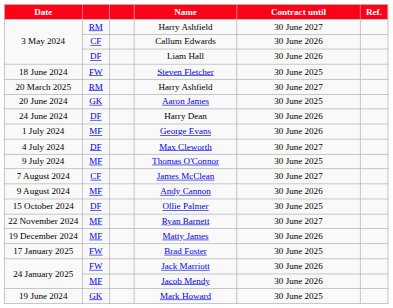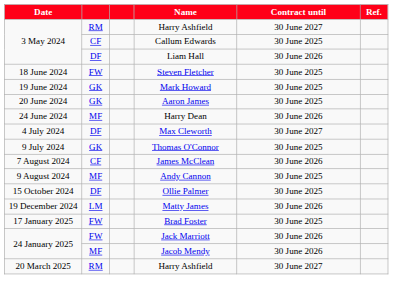(298, 42) 30 June 2026 -> (298, 42) 30 June 2025
rows swapped: (43, 296) <-> (43, 87)
(96, 117) DF -> (96, 117) MF
- row: (43, 132)
(96, 161) MF -> (96, 147) GK
(298, 176) 30 June 2027 -> (298, 161) 30 June 2026
(298, 191) 30 June 2026 -> (298, 176) 30 June 2025
- row: (43, 221)
(96, 236) MF -> (96, 206) LM
